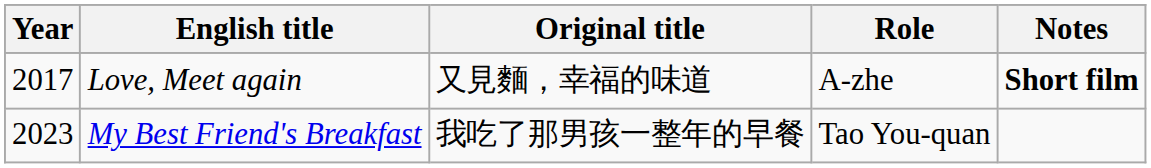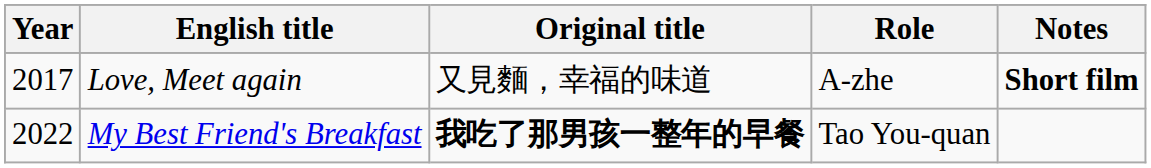(43, 134) 2023 -> (43, 134) 2022
(620, 133) normal -> (620, 133) bold
